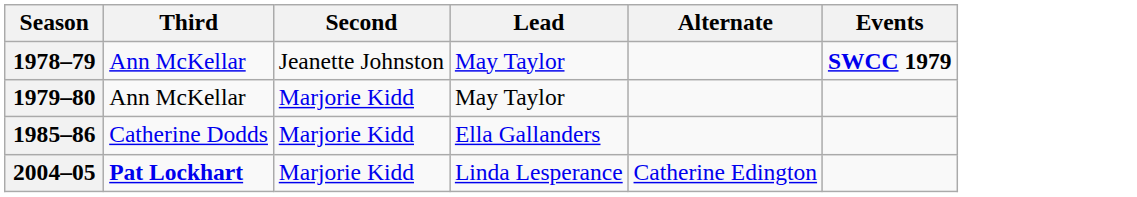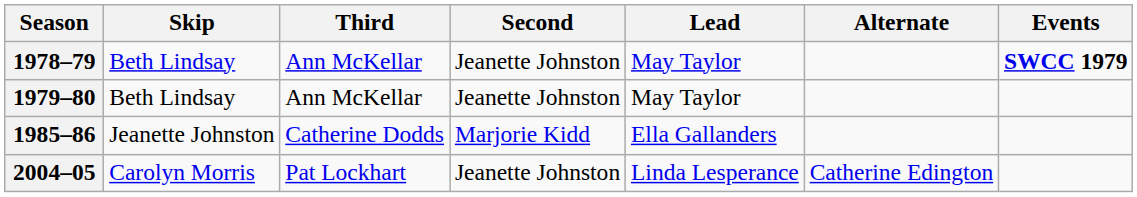+ column: (192, 23)
(346, 97) Marjorie Kidd -> (538, 97) Jeanette Johnston
(176, 172) bold -> (346, 172) normal
(346, 172) Marjorie Kidd -> (538, 172) Jeanette Johnston
